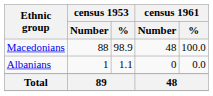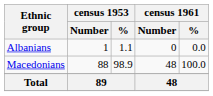rows swapped: (36, 47) <-> (29, 64)
